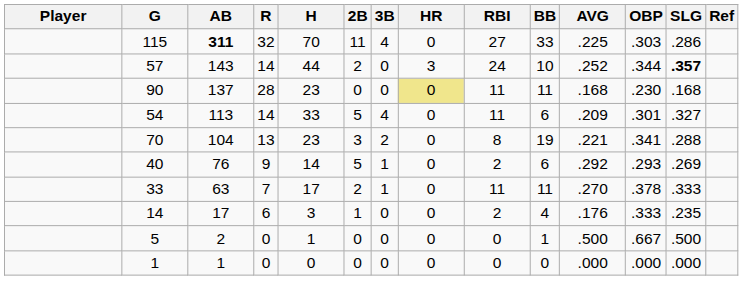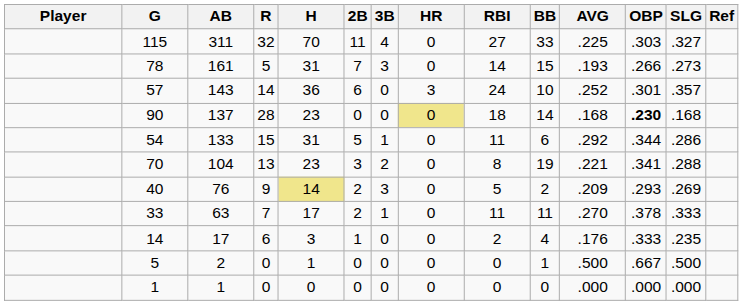(221, 41) bold -> (221, 41) normal
(686, 41) .286 -> (686, 41) .327
+ row: (155, 66)
(311, 66) 44 -> (311, 90) 36
(358, 66) 2 -> (358, 90) 6
(646, 66) .344 -> (646, 90) .301
(686, 66) bold -> (686, 90) normal
(497, 90) 11 -> (497, 115) 18
(545, 90) 11 -> (545, 115) 14
(646, 90) normal -> (646, 115) bold
(221, 115) 113 -> (221, 139) 133
(266, 115) 14 -> (266, 139) 15
(311, 115) 33 -> (311, 139) 31
(385, 115) 4 -> (385, 139) 1
(593, 115) .209 -> (593, 139) .292
(646, 115) .301 -> (646, 139) .344
(686, 115) .327 -> (686, 139) .286
(311, 164) no background -> (311, 189) khaki background
(358, 164) 5 -> (358, 189) 2
(385, 164) 1 -> (385, 189) 3
(497, 164) 2 -> (497, 189) 5
(545, 164) 6 -> (545, 189) 2
(593, 164) .292 -> (593, 189) .209
